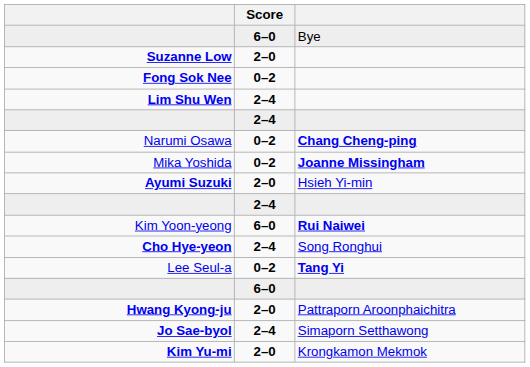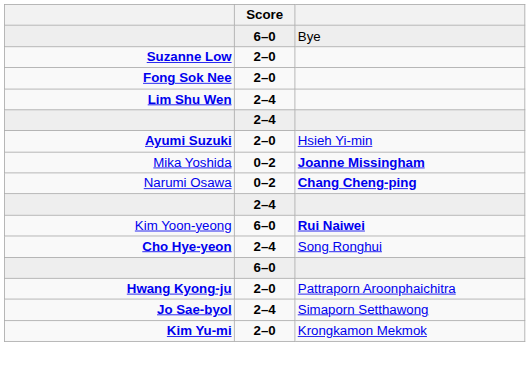(265, 78) 0–2 -> (265, 78) 2–0
rows swapped: (188, 183) <-> (188, 141)
- row: (199, 267)
